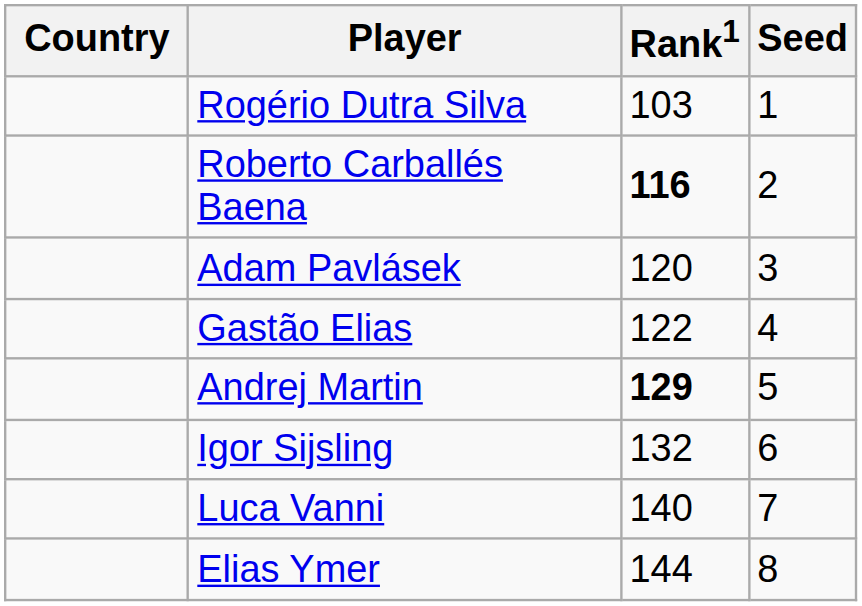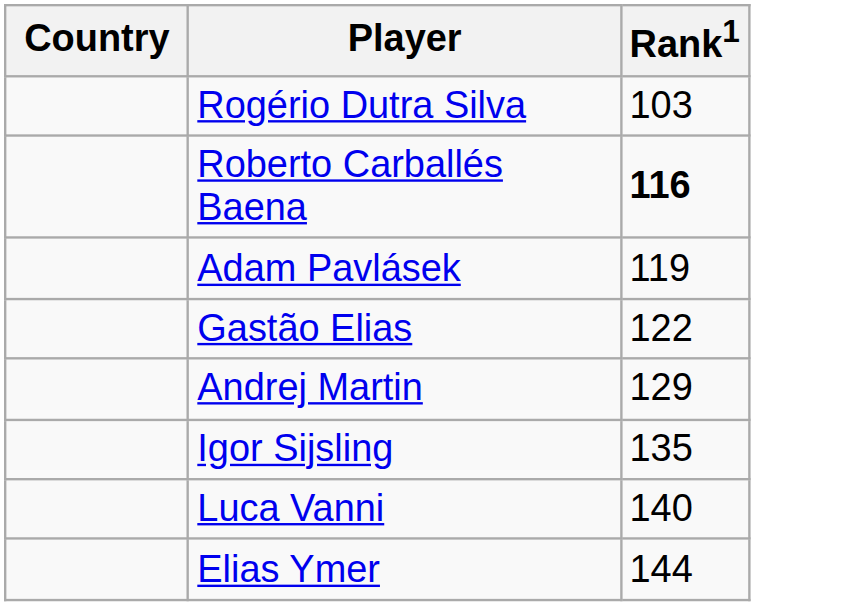- column: (803, 39)
(661, 267) 120 -> (660, 267) 119
(661, 388) bold -> (661, 388) normal
(661, 448) 132 -> (661, 448) 135
